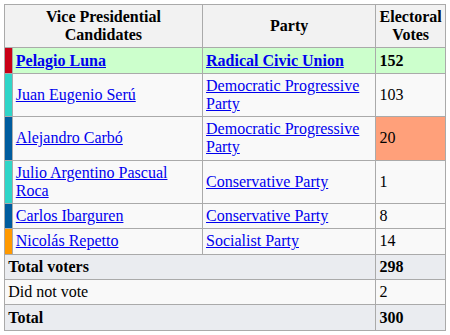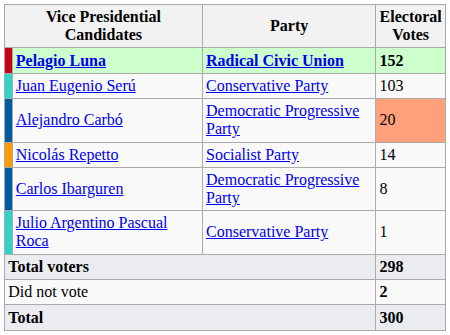(283, 94) Democratic Progressive Party -> (267, 85) Conservative Party
rows swapped: (67, 241) <-> (92, 181)
(267, 216) Conservative Party -> (283, 189) Democratic Progressive Party
(384, 292) normal -> (384, 292) bold
